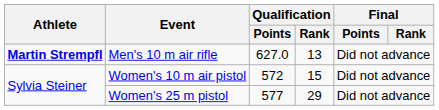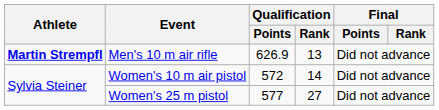(272, 55) 627.0 -> (272, 55) 626.9
(315, 75) 15 -> (315, 75) 14
(315, 96) 29 -> (315, 96) 27
